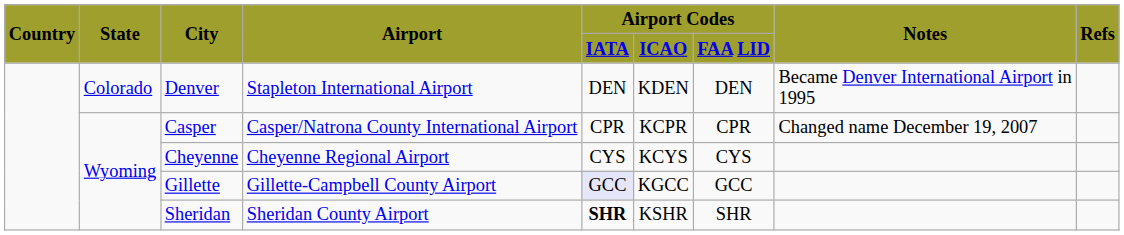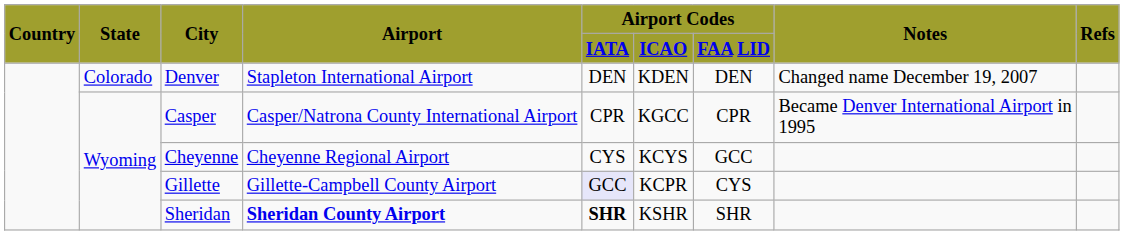(925, 87) Became Denver International Airport in 1995 -> (908, 77) Changed name December 19, 2007
(663, 127) KCPR -> (663, 116) KGCC
(908, 127) Changed name December 19, 2007 -> (925, 116) Became Denver International Airport in 1995
(734, 156) CYS -> (734, 156) GCC
(663, 185) KGCC -> (663, 185) KCPR
(734, 185) GCC -> (734, 185) CYS
(338, 214) normal -> (346, 214) bold
